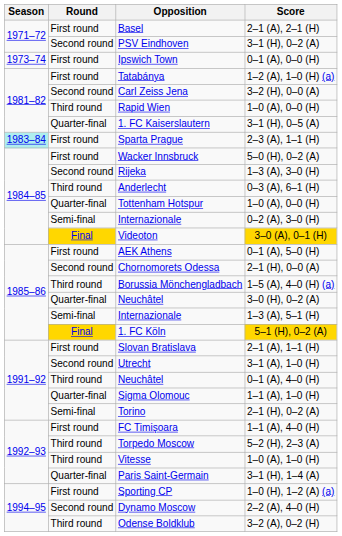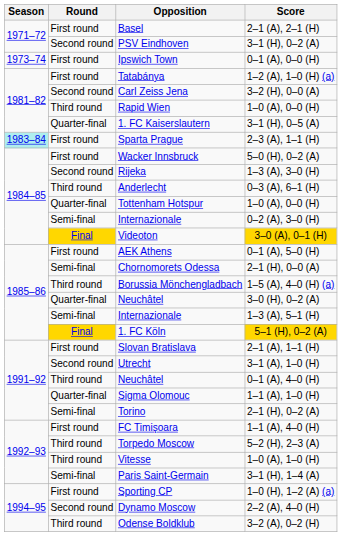(82, 268) Second round -> (73, 268) Semi-final
(79, 476) Quarter-final -> (73, 476) Semi-final
